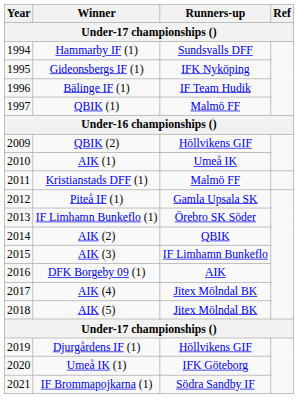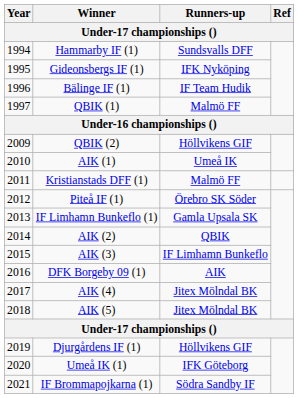(215, 198) Gamla Upsala SK -> (215, 198) Örebro SK Söder
(215, 217) Örebro SK Söder -> (215, 217) Gamla Upsala SK
